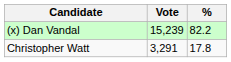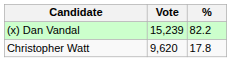(164, 48) 3,291 -> (164, 48) 9,620
